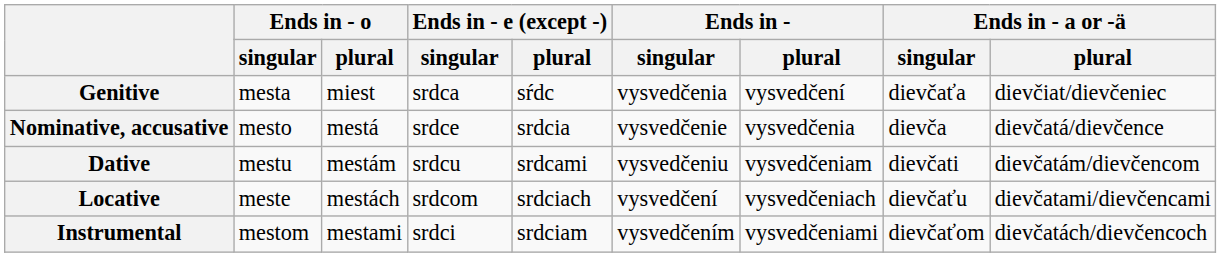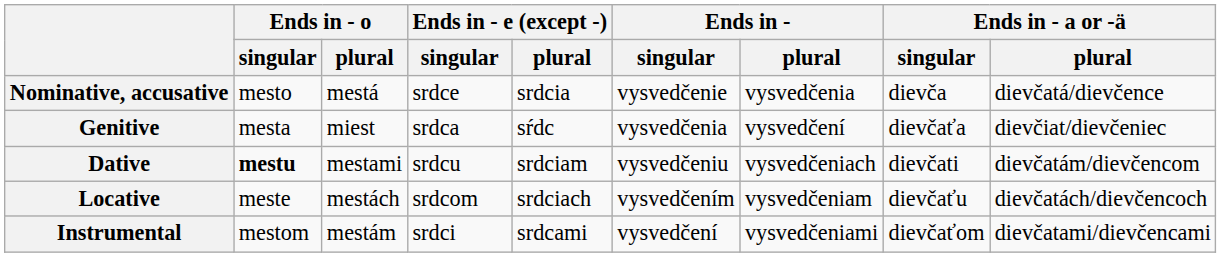rows swapped: (119, 127) <-> (119, 92)
(265, 163) normal -> (267, 163) bold
(361, 163) mestám -> (365, 163) mestami
(552, 163) srdcami -> (552, 163) srdciam
(809, 163) vysvedčeniam -> (810, 163) vysvedčeniach
(667, 198) vysvedčení -> (676, 198) vysvedčením
(810, 198) vysvedčeniach -> (809, 198) vysvedčeniam
(1103, 198) dievčatami/dievčencami -> (1101, 198) dievčatách/dievčencoch
(365, 233) mestami -> (361, 233) mestám
(552, 233) srdciam -> (552, 233) srdcami
(676, 233) vysvedčením -> (667, 233) vysvedčení
(1101, 233) dievčatách/dievčencoch -> (1103, 233) dievčatami/dievčencami
